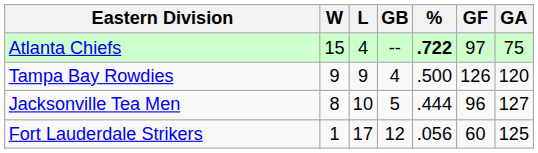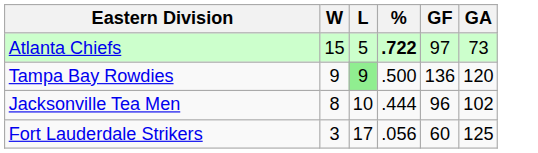- column: (395, 18)
(363, 47) 4 -> (363, 47) 5
(514, 47) 75 -> (478, 47) 73
(363, 76) no background -> (363, 76) lightgreen background
(475, 76) 126 -> (440, 76) 136
(514, 104) 127 -> (478, 104) 102
(334, 133) 1 -> (334, 133) 3
